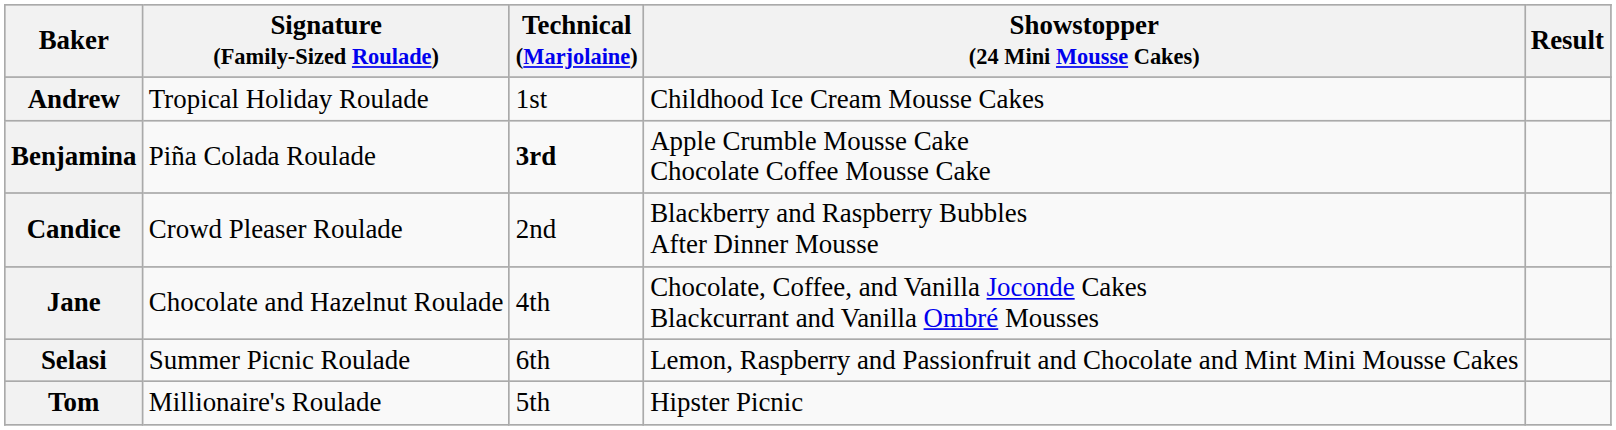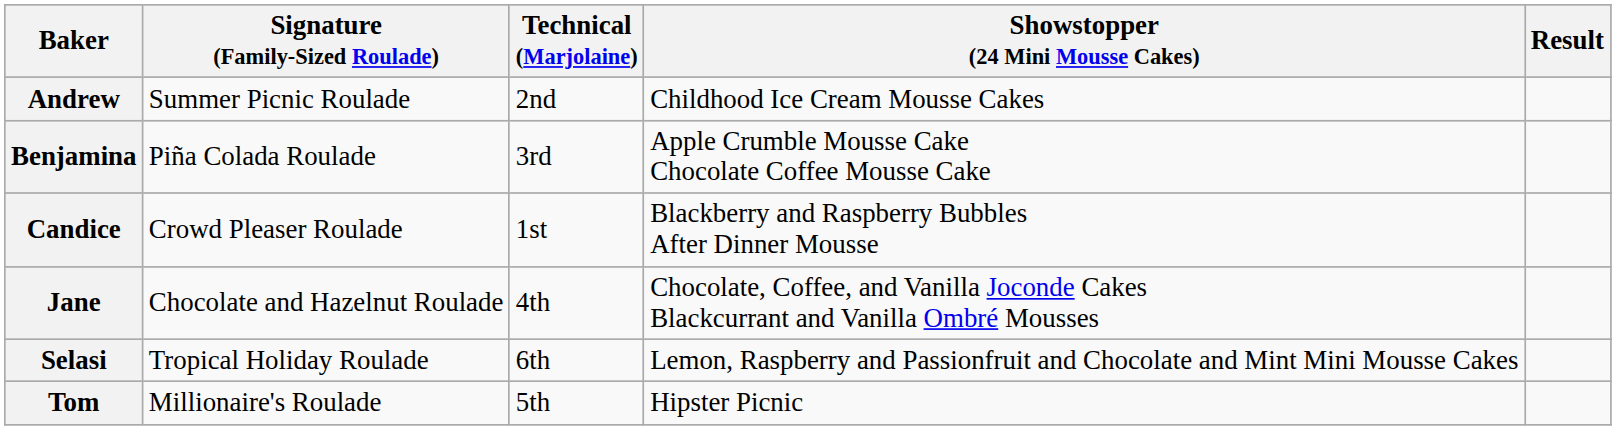(289, 98) Tropical Holiday Roulade -> (280, 98) Summer Picnic Roulade
(532, 98) 1st -> (536, 98) 2nd
(536, 156) bold -> (534, 156) normal
(536, 229) 2nd -> (532, 229) 1st
(280, 359) Summer Picnic Roulade -> (289, 359) Tropical Holiday Roulade
